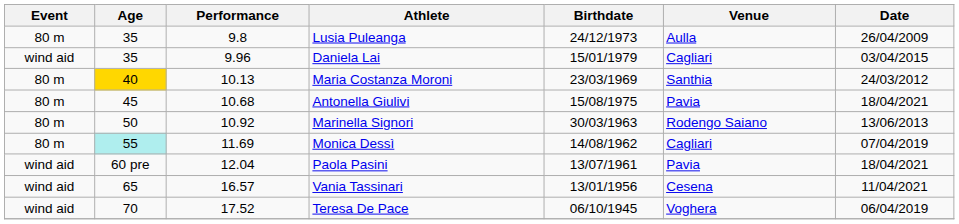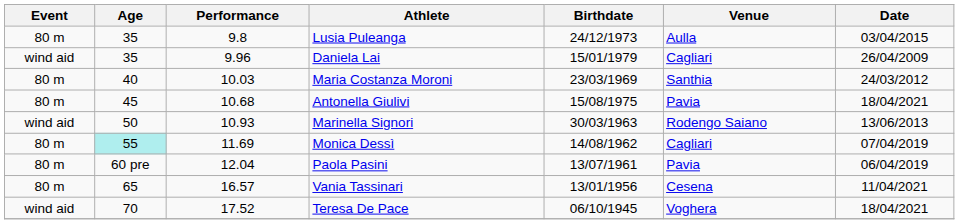(895, 37) 26/04/2009 -> (895, 37) 03/04/2015
(895, 58) 03/04/2015 -> (895, 58) 26/04/2009
(130, 80) gold background -> (130, 80) no background
(238, 80) 10.13 -> (238, 80) 10.03
(49, 122) 80 m -> (49, 122) wind aid
(238, 122) 10.92 -> (238, 122) 10.93
(49, 165) wind aid -> (49, 165) 80 m
(895, 165) 18/04/2021 -> (895, 165) 06/04/2019
(49, 187) wind aid -> (49, 187) 80 m
(895, 208) 06/04/2019 -> (895, 208) 18/04/2021
